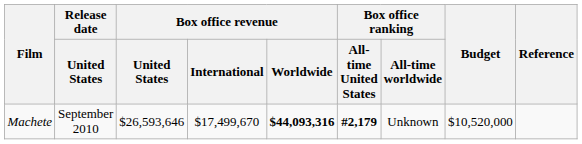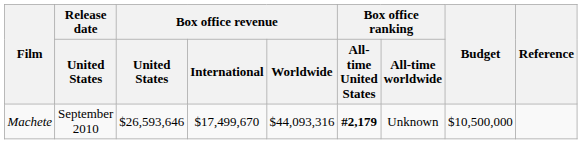(302, 121) bold -> (302, 121) normal
(480, 121) $10,520,000 -> (480, 121) $10,500,000
